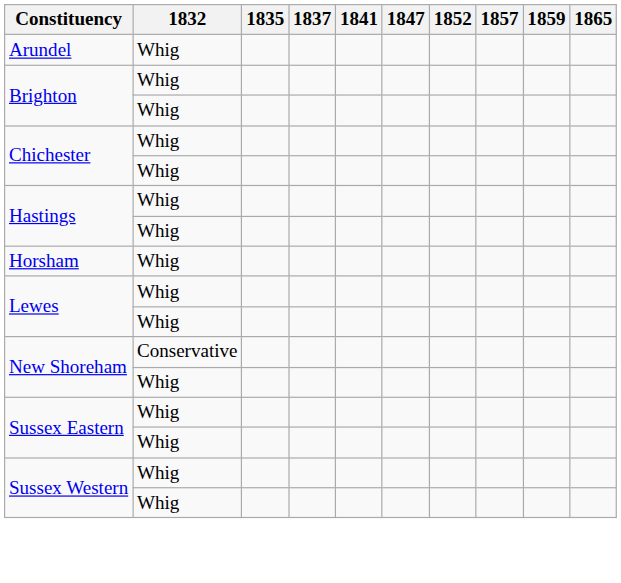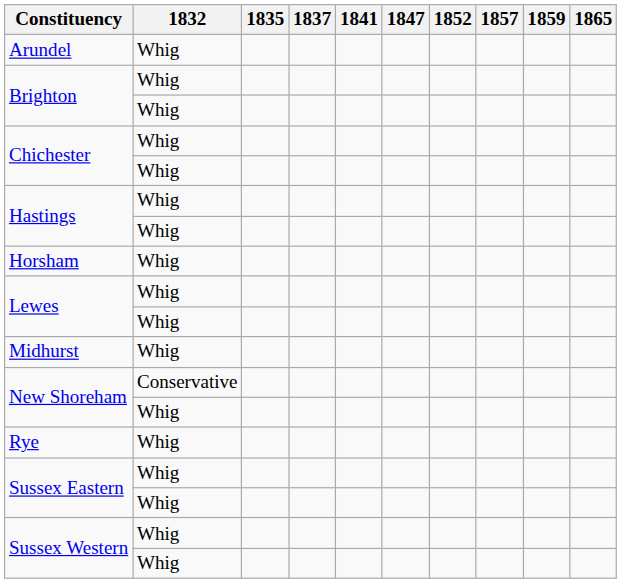+ row: (44, 351)
+ row: (24, 442)
